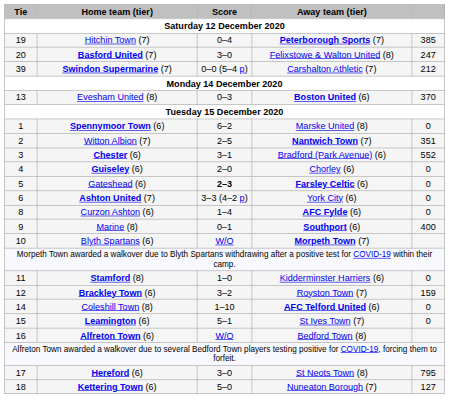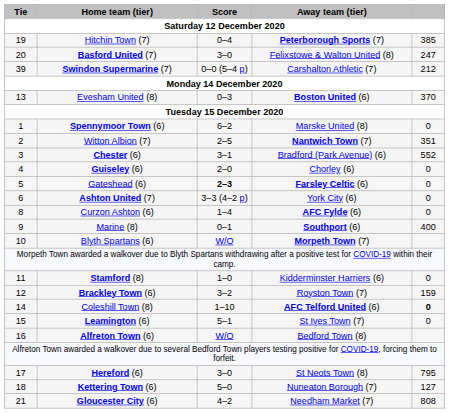(428, 307) normal -> (428, 307) bold
+ row: (117, 401)
